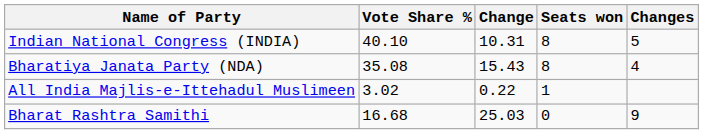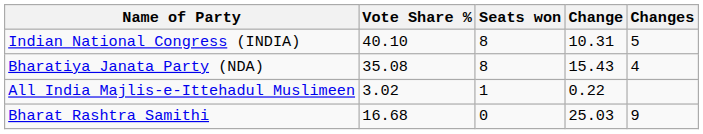columns swapped: (506, 17) <-> (582, 17)
